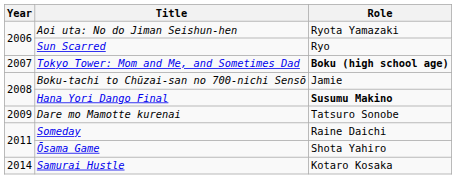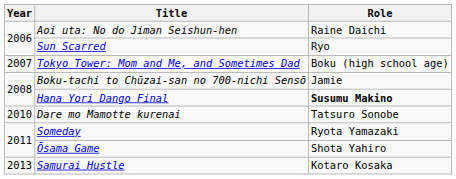(355, 30) Ryota Yamazaki -> (349, 30) Raine Daichi
(380, 64) bold -> (380, 64) normal
(19, 115) 2009 -> (19, 115) 2010
(349, 132) Raine Daichi -> (355, 132) Ryota Yamazaki
(19, 165) 2014 -> (19, 165) 2013
